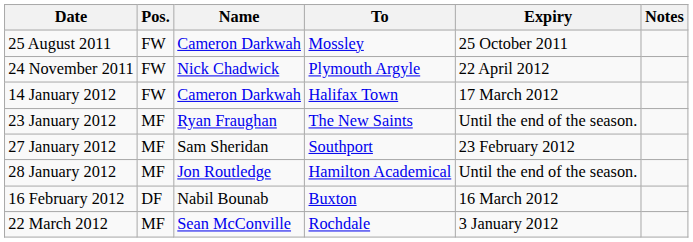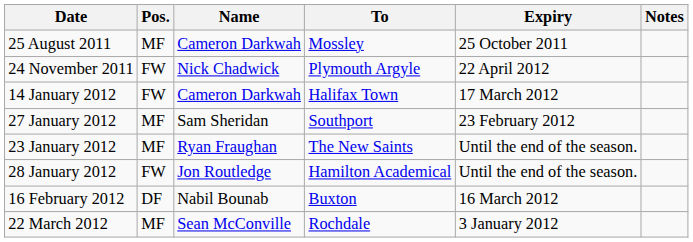(153, 43) FW -> (153, 43) MF
rows swapped: (62, 120) <-> (62, 146)
(153, 172) MF -> (153, 172) FW
